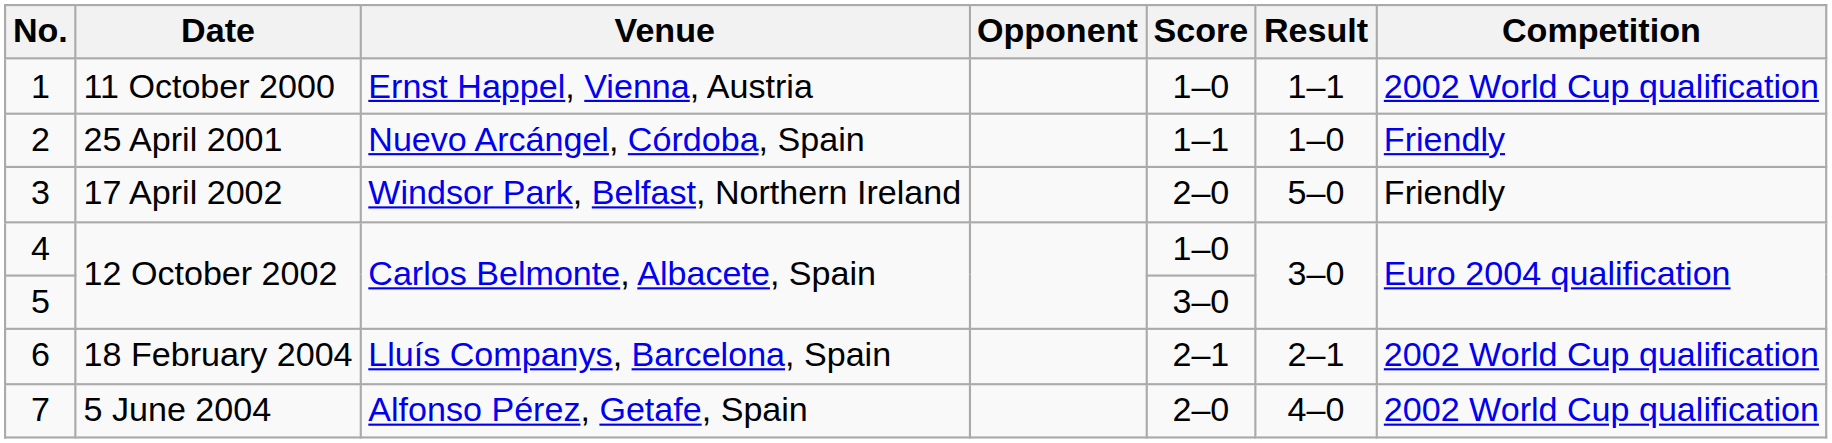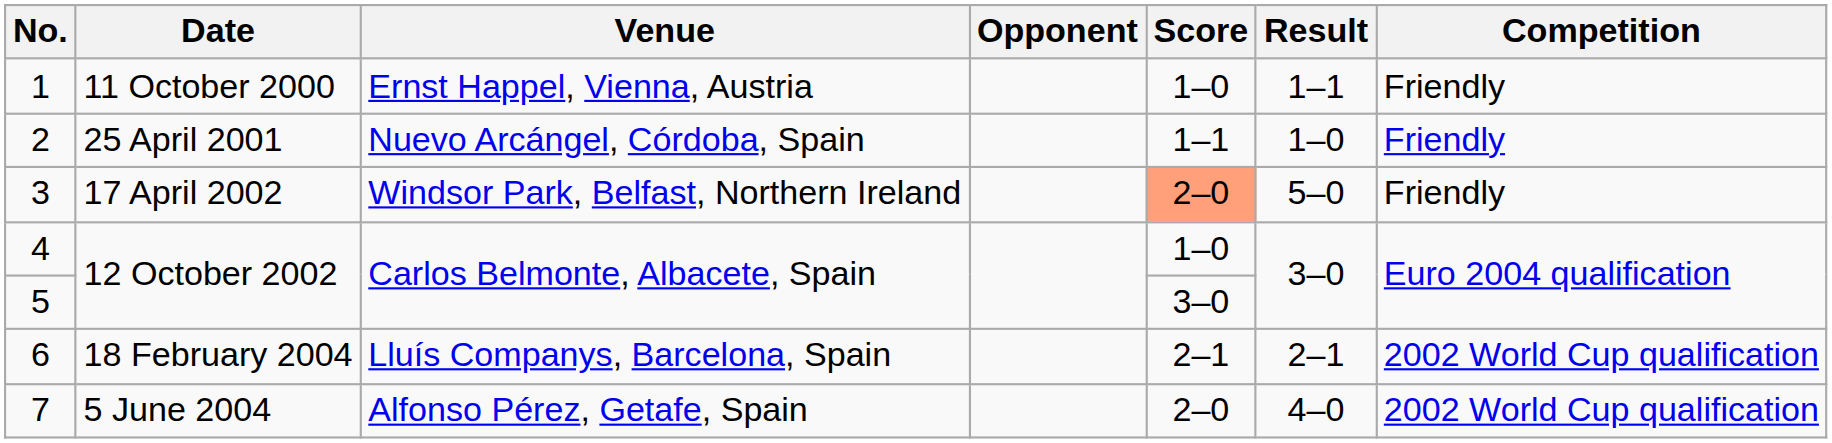(1601, 85) 2002 World Cup qualification -> (1444, 85) Friendly
(1201, 193) no background -> (1201, 193) lightsalmon background
